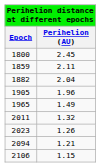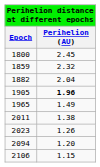(66, 67) 2.11 -> (66, 67) 2.32
(66, 92) normal -> (66, 92) bold
(66, 118) 1.32 -> (66, 118) 1.38
(66, 143) 1.21 -> (66, 143) 1.20
